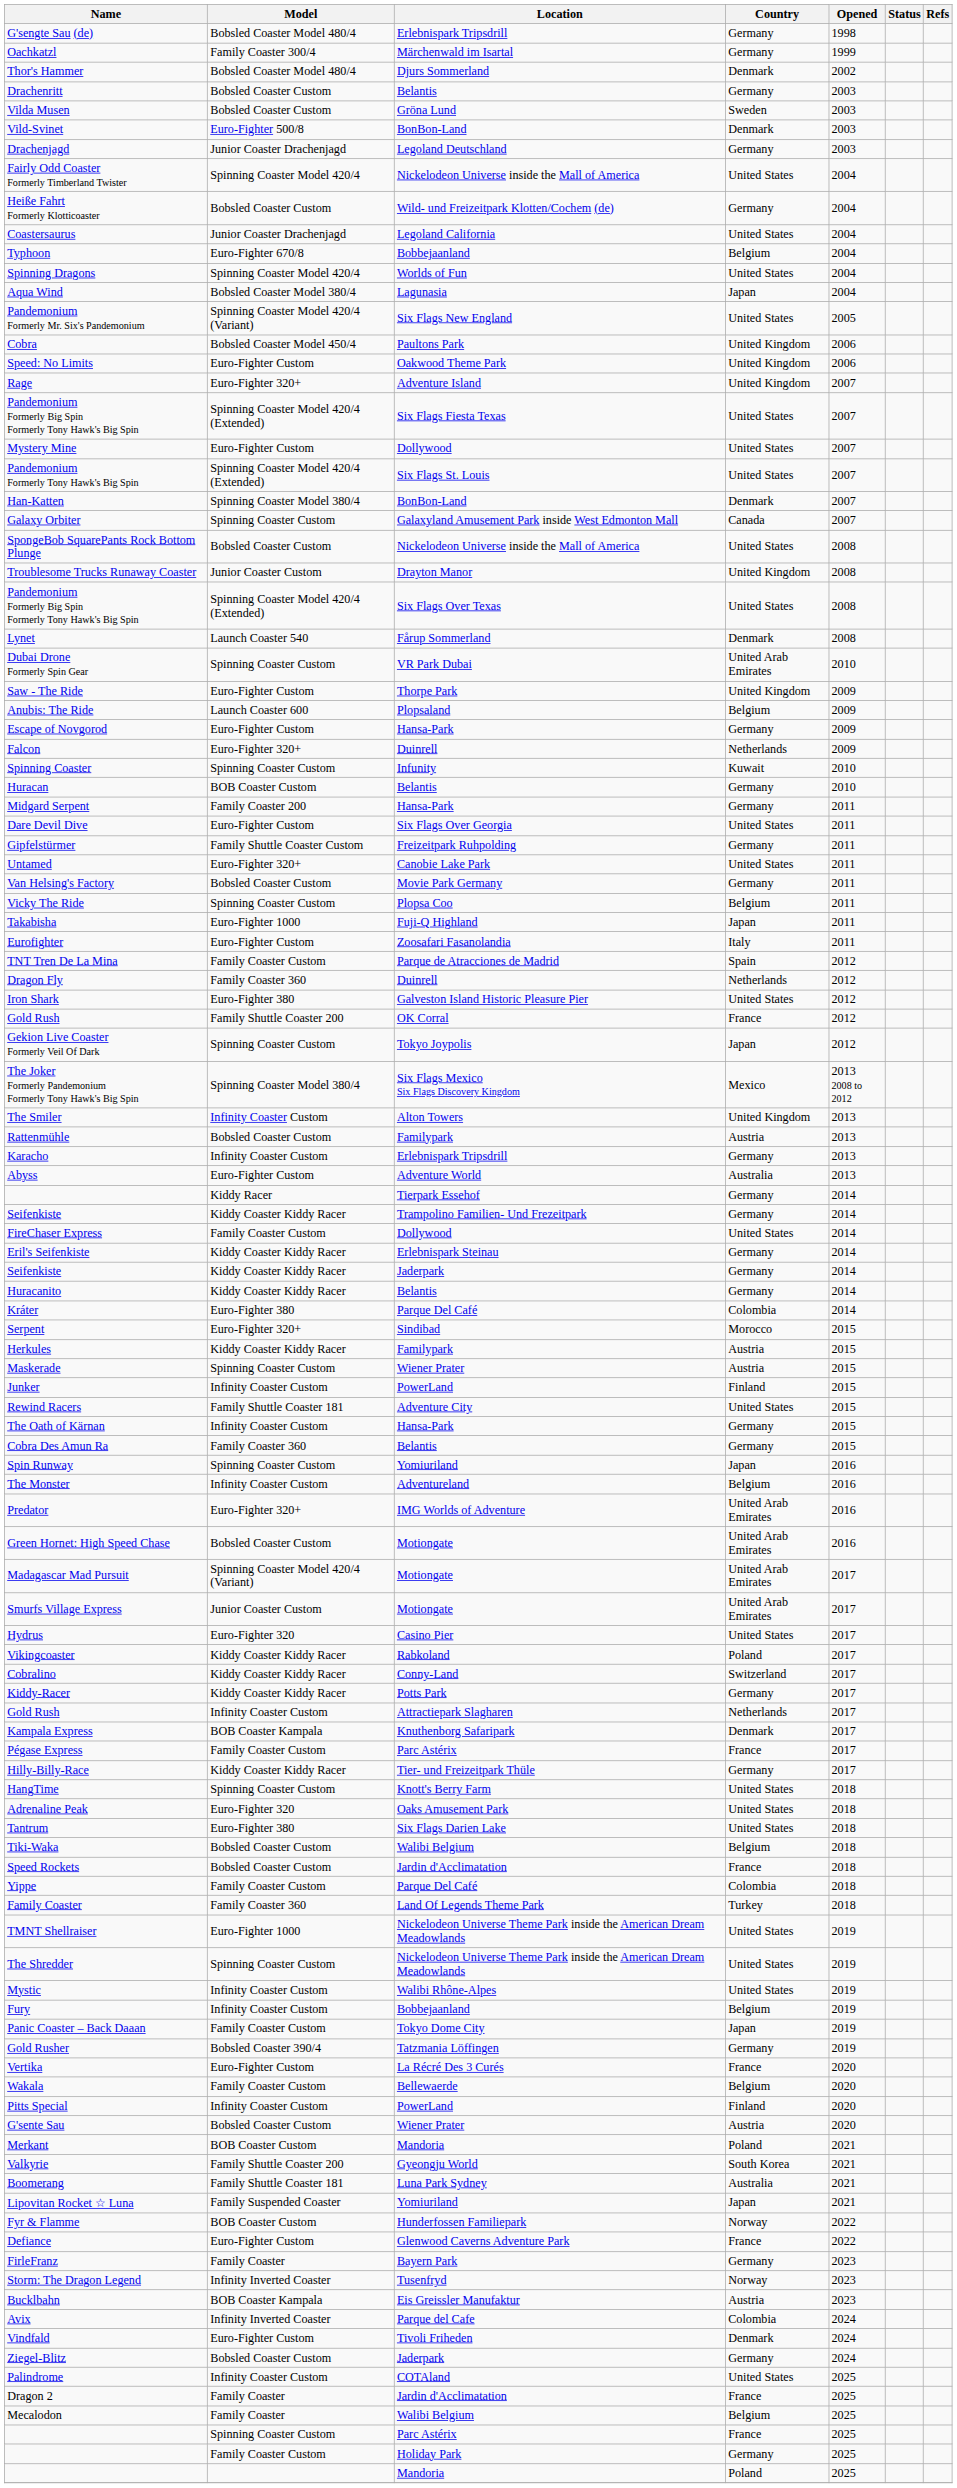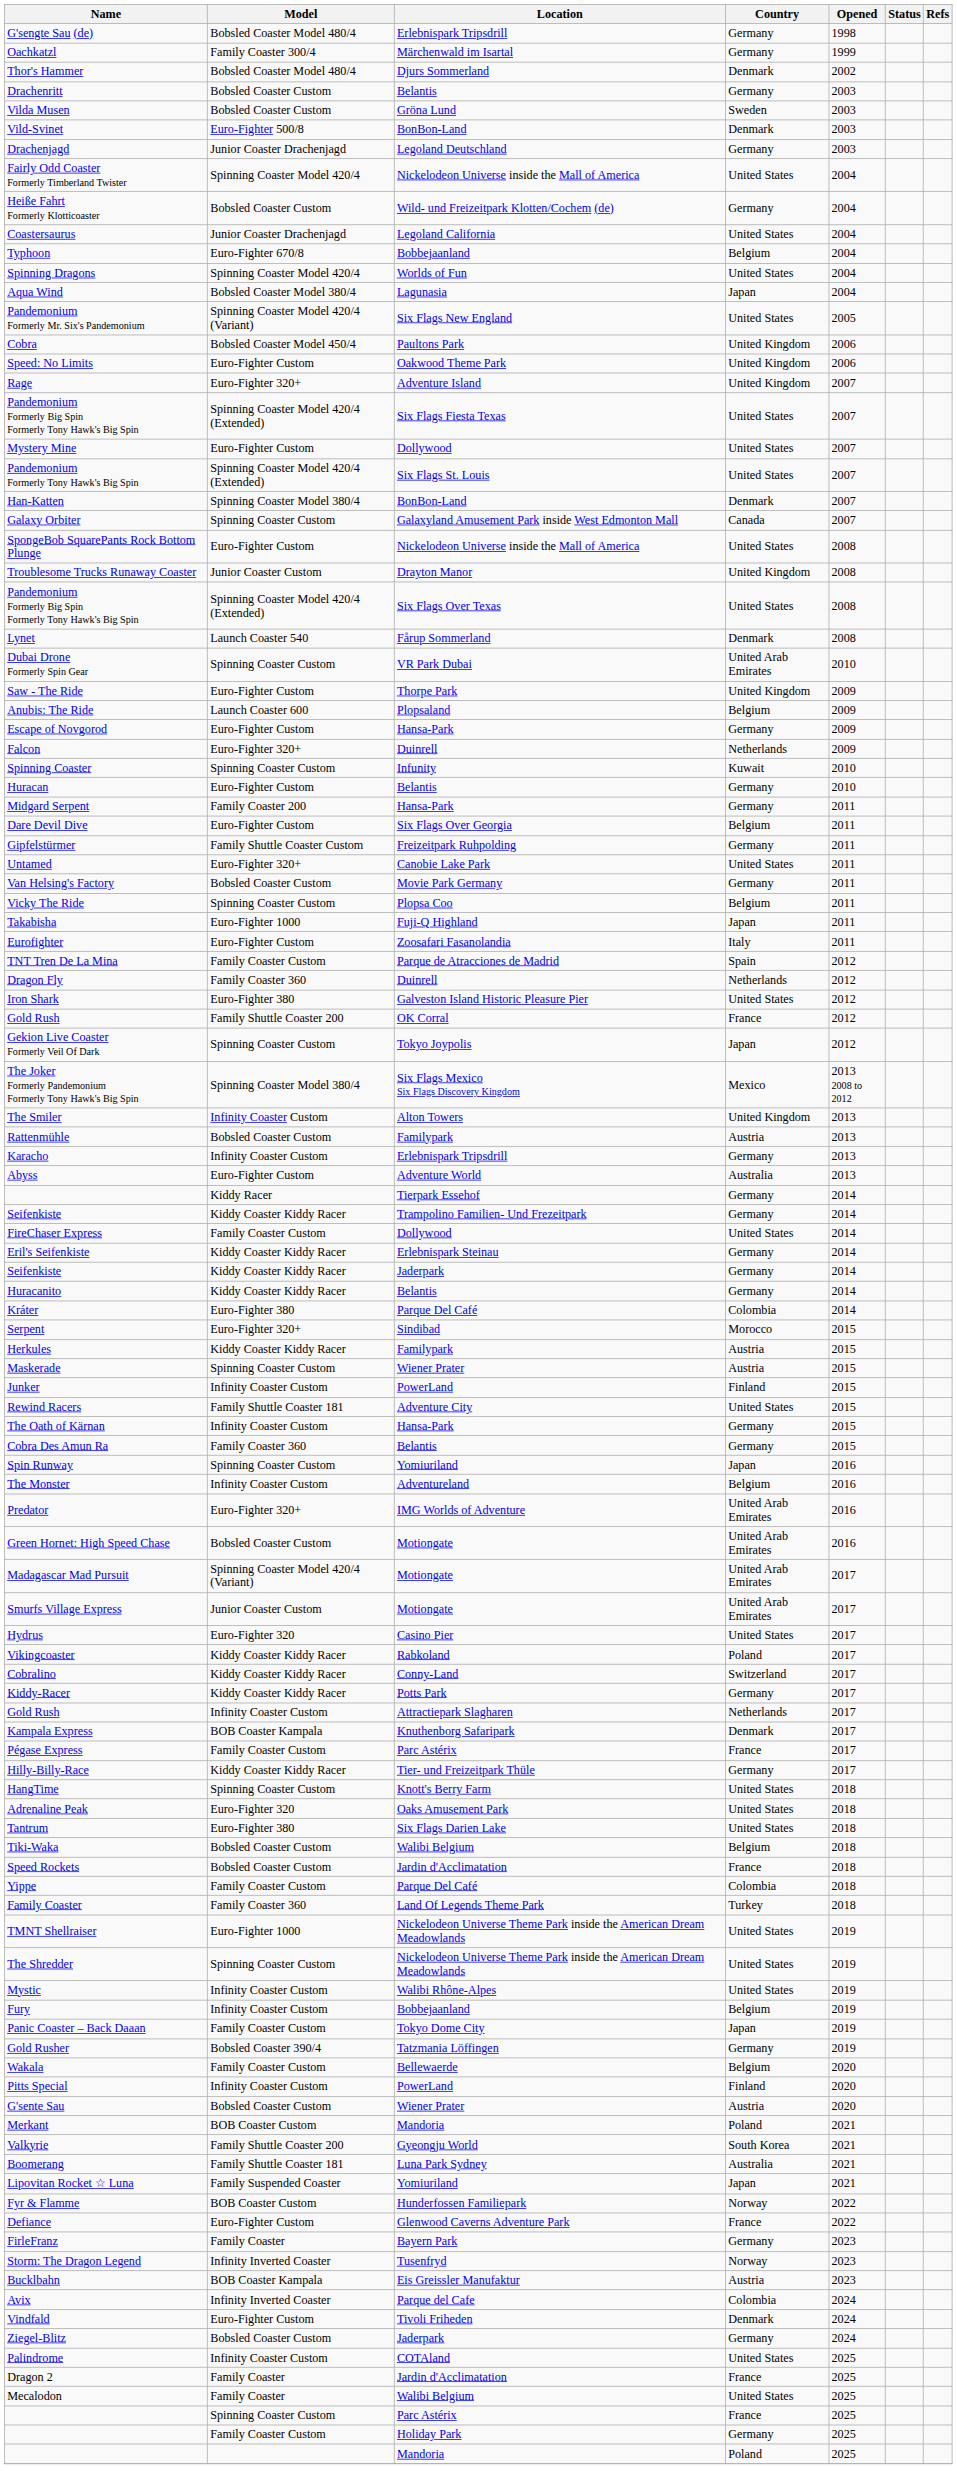(271, 546) Bobsled Coaster Custom -> (262, 546) Euro-Fighter Custom
(263, 787) BOB Coaster Custom -> (262, 787) Euro-Fighter Custom
(761, 825) United States -> (749, 825) Belgium
- row: (25, 2067)
(749, 2415) Belgium -> (761, 2396) United States
